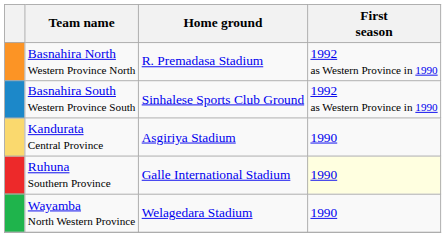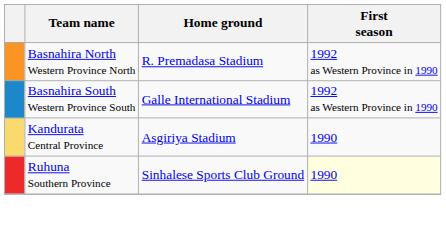(223, 99) Sinhalese Sports Club Ground -> (216, 99) Galle International Stadium
(216, 175) Galle International Stadium -> (223, 175) Sinhalese Sports Club Ground
- row: (82, 213)
